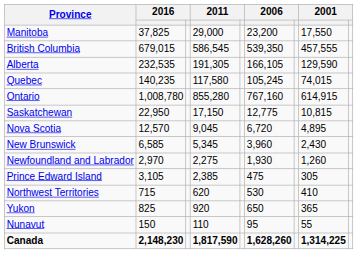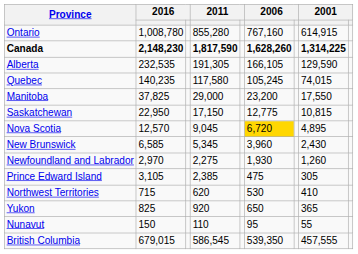rows swapped: (23, 97) <-> (27, 33)
rows swapped: (43, 49) <-> (25, 240)
(259, 129) no background -> (259, 129) gold background
